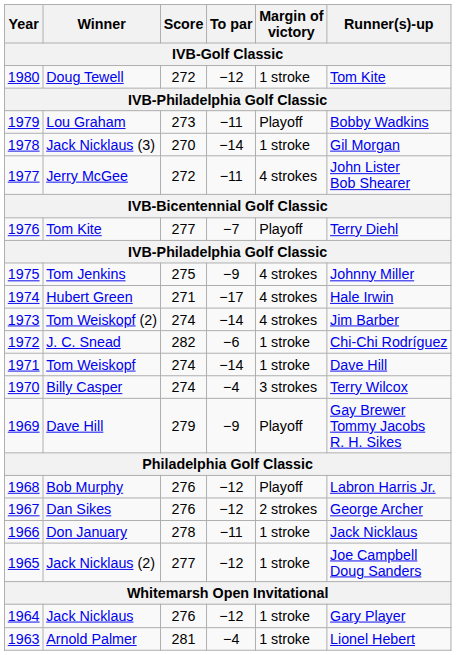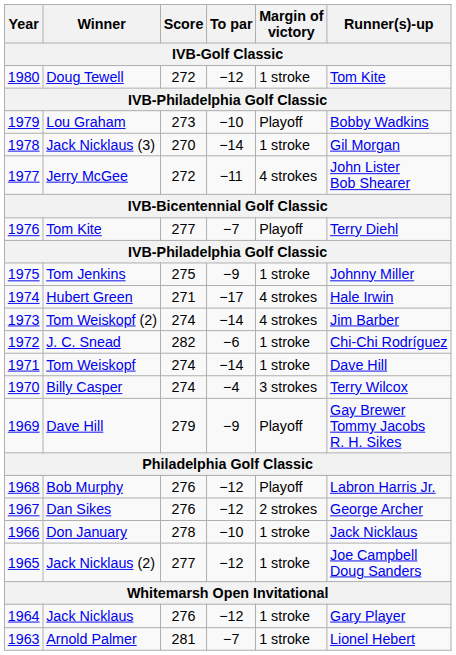(231, 122) −11 -> (231, 122) −10
(288, 274) 4 strokes -> (285, 274) 1 stroke
(231, 532) −11 -> (231, 532) −10
(231, 639) −4 -> (231, 639) −7
